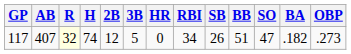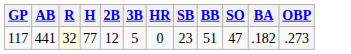- column: (189, 15)
(45, 37) 407 -> (45, 37) 441
(90, 37) 74 -> (90, 37) 77
(217, 37) 26 -> (186, 37) 23
